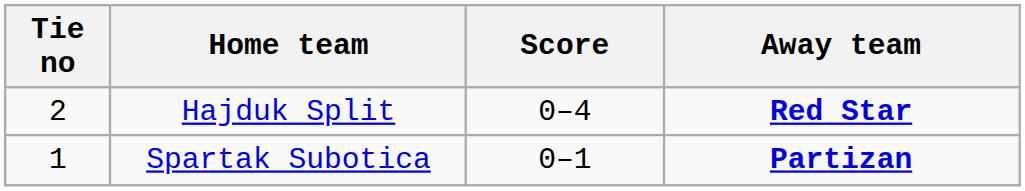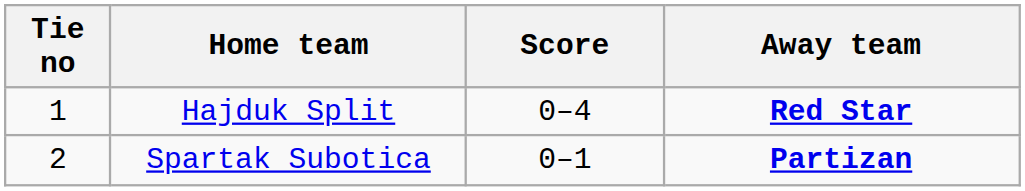(58, 112) 2 -> (58, 112) 1
(58, 160) 1 -> (58, 160) 2
